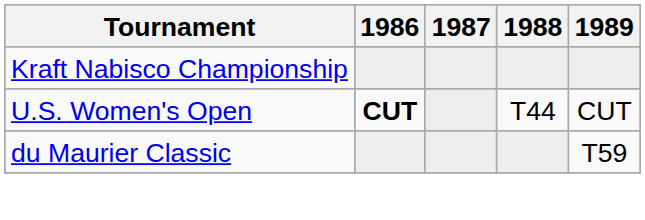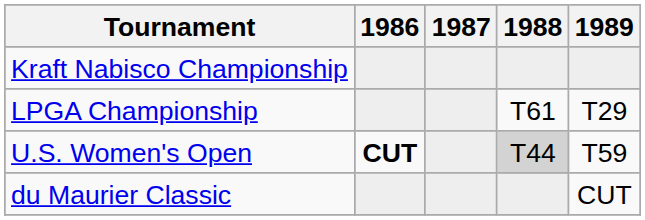+ row: (134, 110)
(533, 110) no background -> (533, 152) lightgrey background
(604, 110) CUT -> (604, 152) T59
(604, 152) T59 -> (604, 195) CUT
